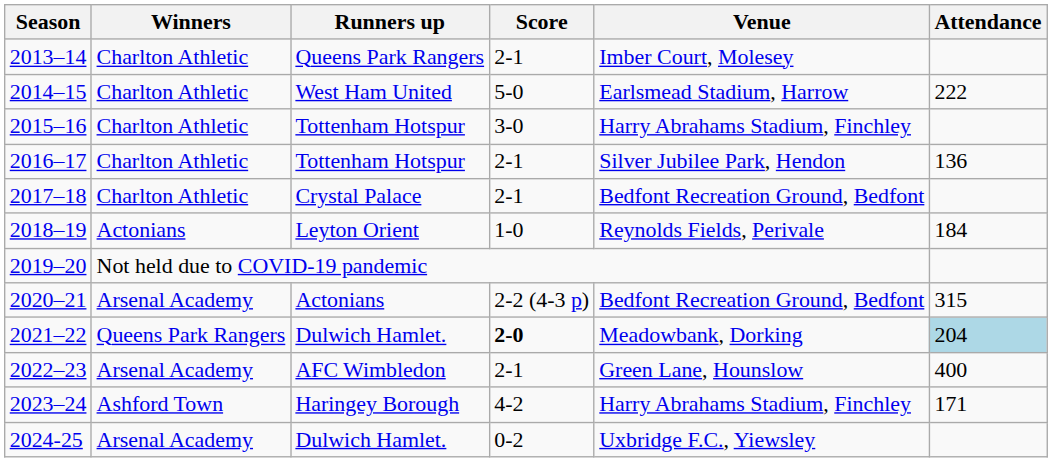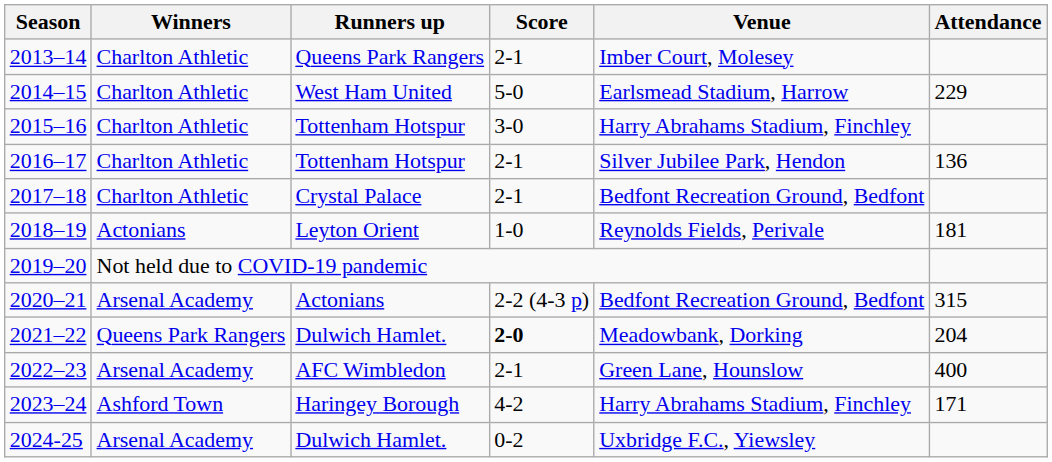(951, 91) 222 -> (951, 91) 229
(951, 230) 184 -> (951, 230) 181
(951, 334) lightblue background -> (951, 334) no background
